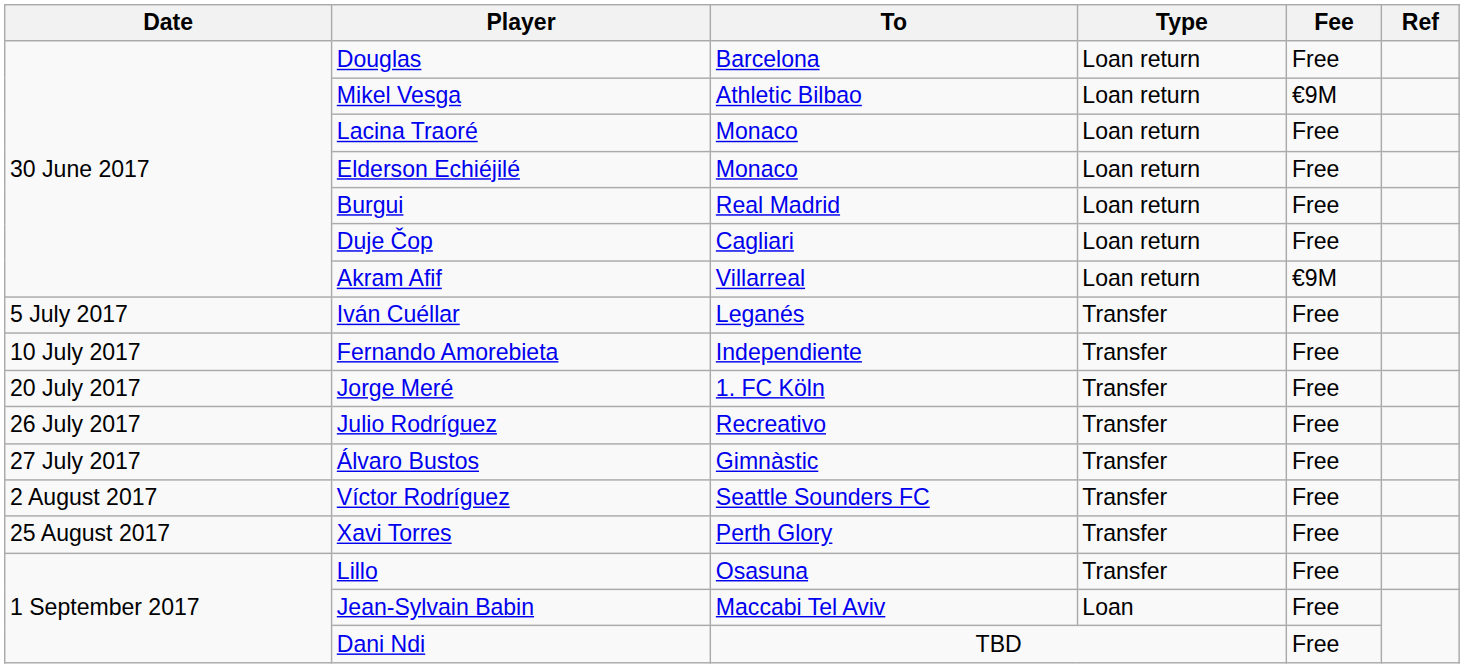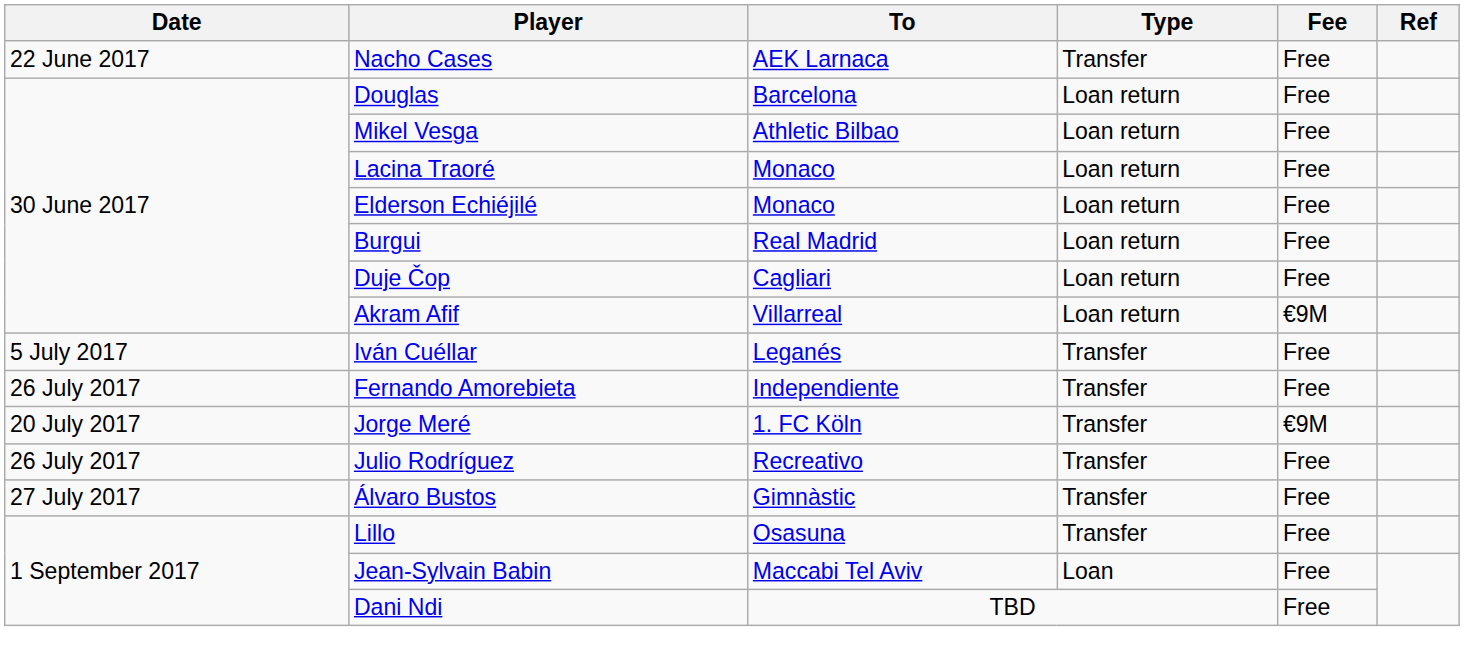+ row: (423, 59)
(1314, 95) €9M -> (1307, 132) Free
(75, 351) 10 July 2017 -> (75, 388) 26 July 2017
(1316, 388) Free -> (1305, 424) €9M
- row: (423, 497)
- row: (394, 534)
